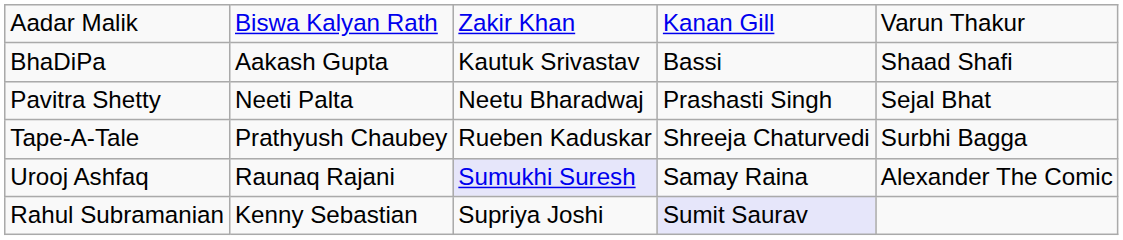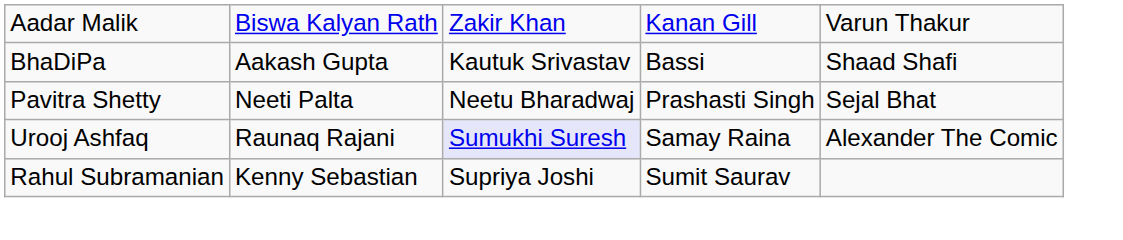- row: (75, 138)
(735, 215) lavender background -> (718, 176) no background
